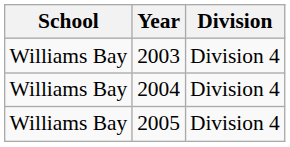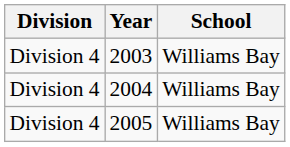columns swapped: (68, 21) <-> (235, 21)
